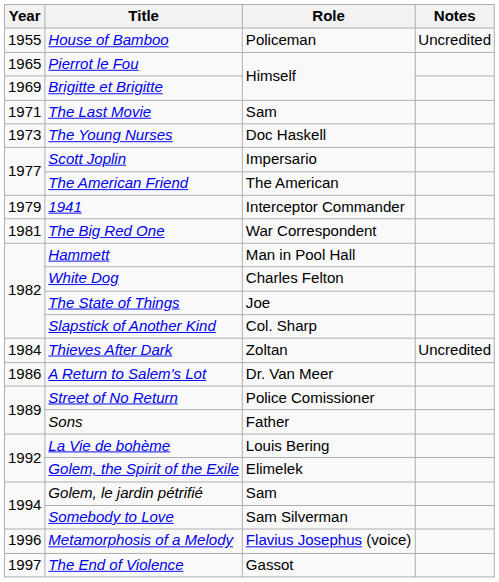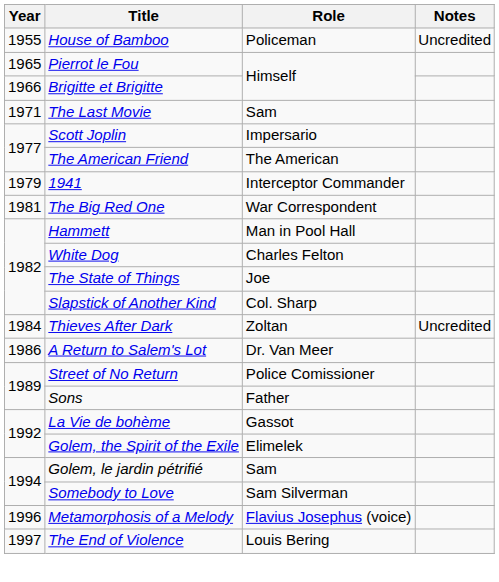(25, 87) 1969 -> (25, 87) 1966
- row: (110, 135)
(288, 445) Louis Bering -> (270, 421) Gassot
(270, 565) Gassot -> (288, 541) Louis Bering
